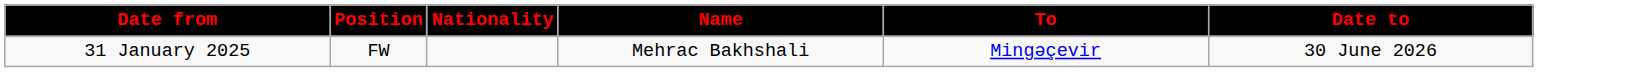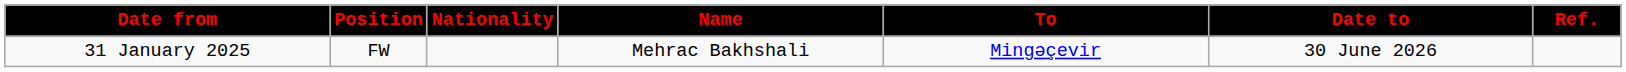+ column: (1577, 20)
